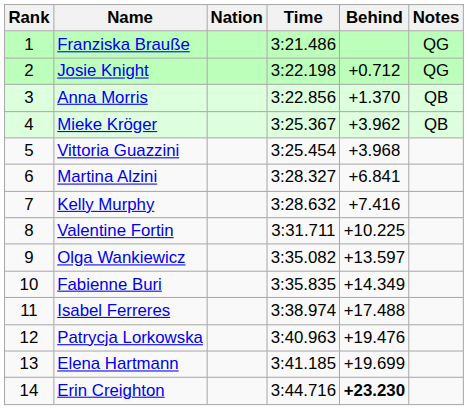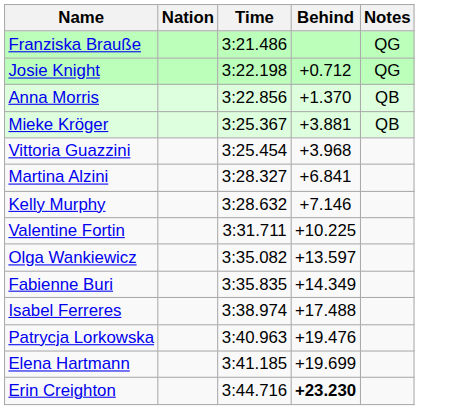- column: (29, 17)
(374, 124) +3.962 -> (326, 124) +3.881
(374, 204) +7.416 -> (326, 204) +7.146
